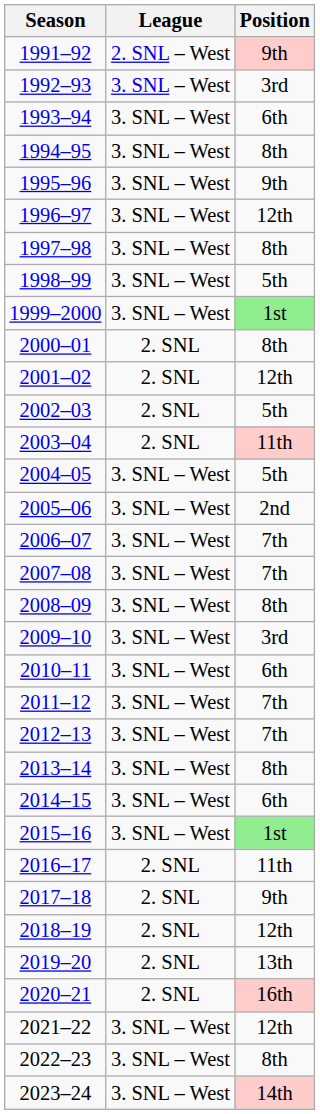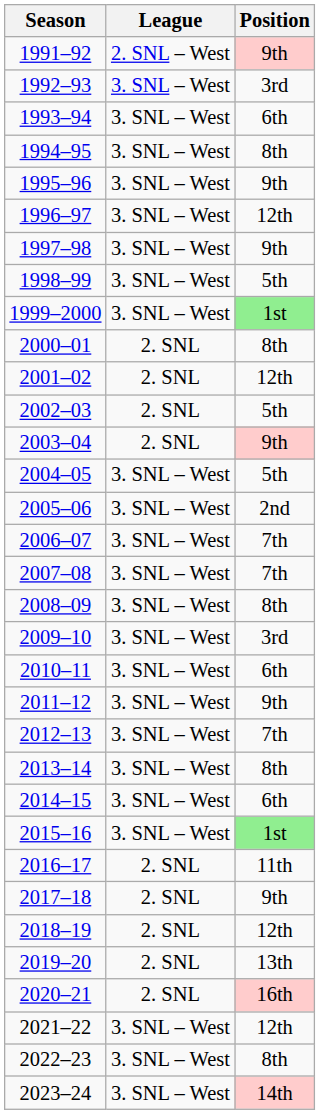(275, 248) 8th -> (275, 248) 9th
(275, 442) 11th -> (275, 442) 9th
(275, 702) 7th -> (275, 702) 9th
